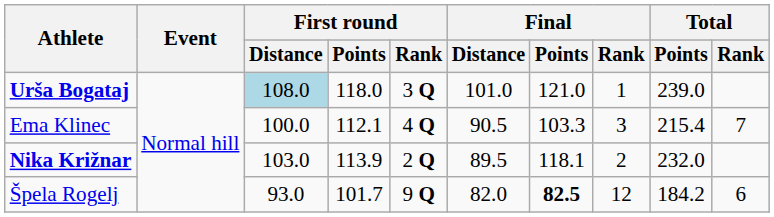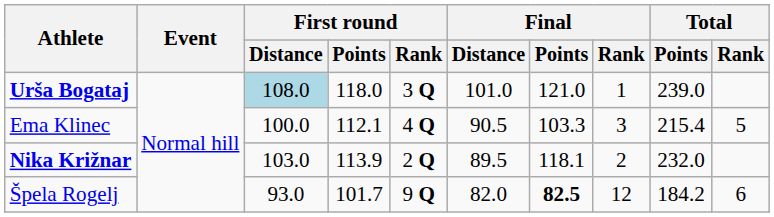(741, 125) 7 -> (741, 125) 5
